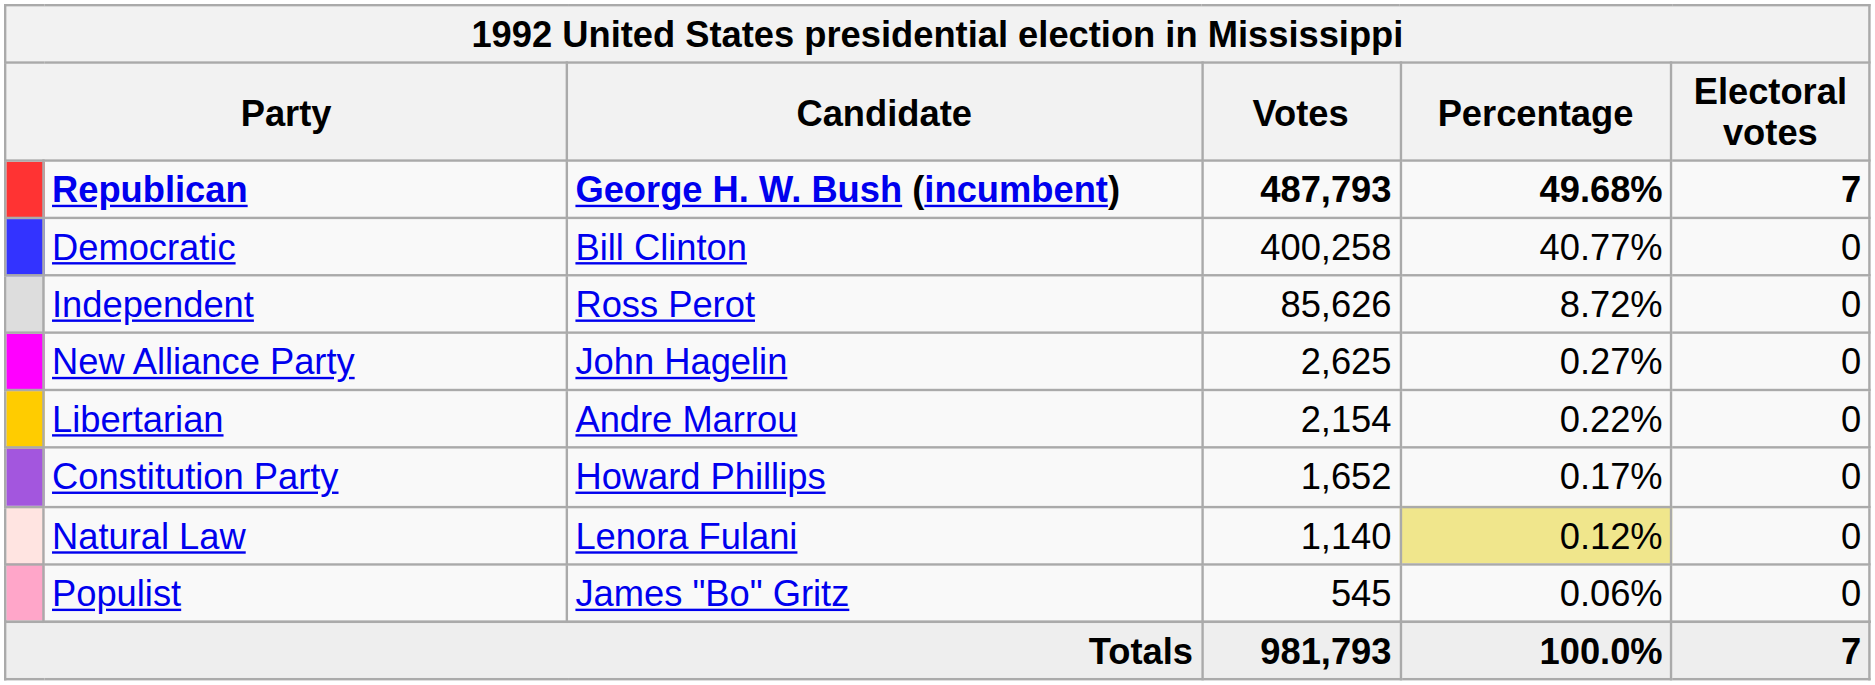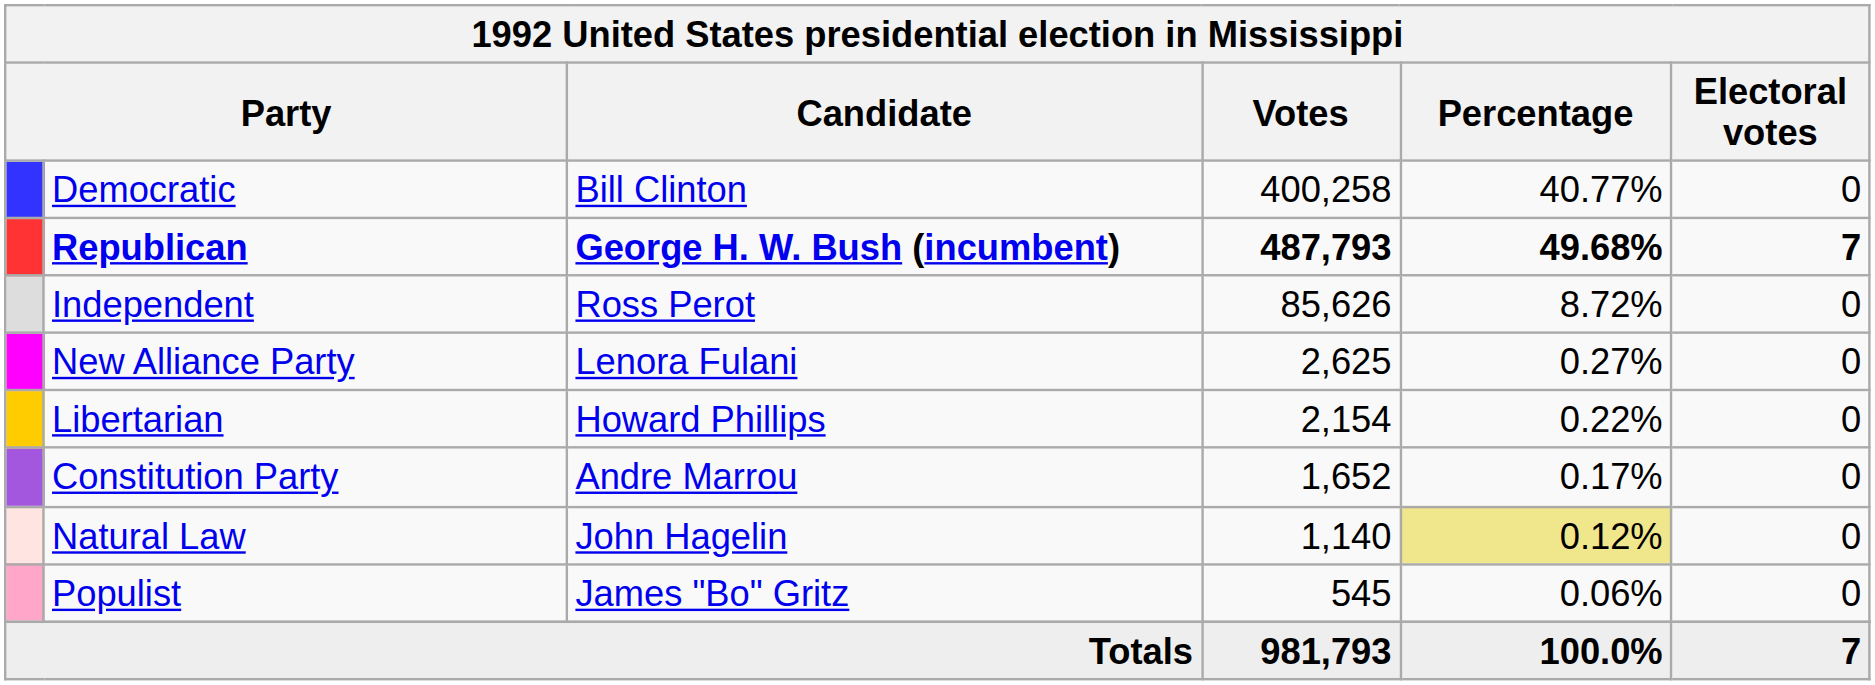rows swapped: (150, 190) <-> (144, 247)
(681, 362) John Hagelin -> (686, 362) Lenora Fulani
(686, 420) Andre Marrou -> (701, 420) Howard Phillips
(701, 477) Howard Phillips -> (686, 477) Andre Marrou
(686, 535) Lenora Fulani -> (681, 535) John Hagelin
